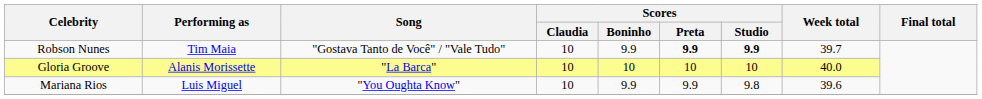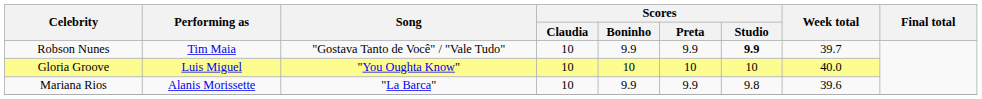(690, 49) bold -> (690, 49) normal
(212, 67) Alanis Morissette -> (212, 67) Luis Miguel
(409, 67) "La Barca" -> (409, 67) "You Oughta Know"
(212, 85) Luis Miguel -> (212, 85) Alanis Morissette
(409, 85) "You Oughta Know" -> (409, 85) "La Barca"
